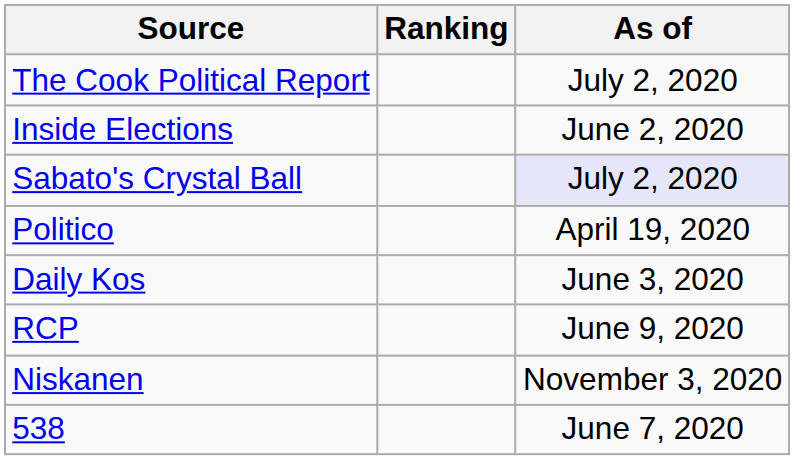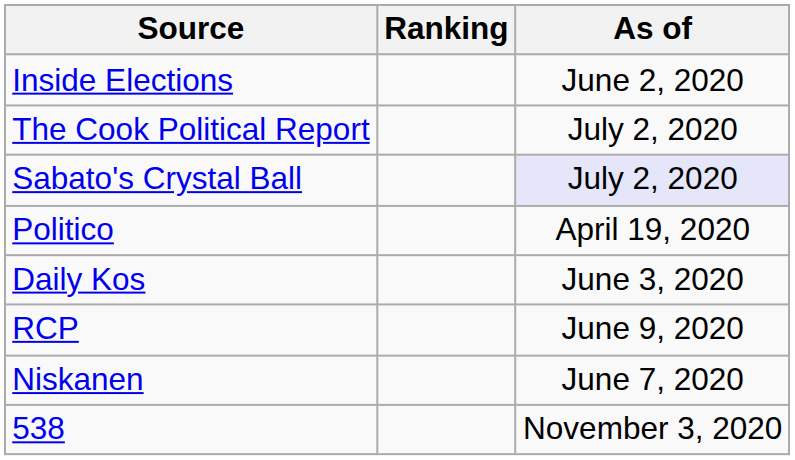rows swapped: (191, 79) <-> (123, 129)
(653, 379) November 3, 2020 -> (653, 379) June 7, 2020
(653, 429) June 7, 2020 -> (653, 429) November 3, 2020
